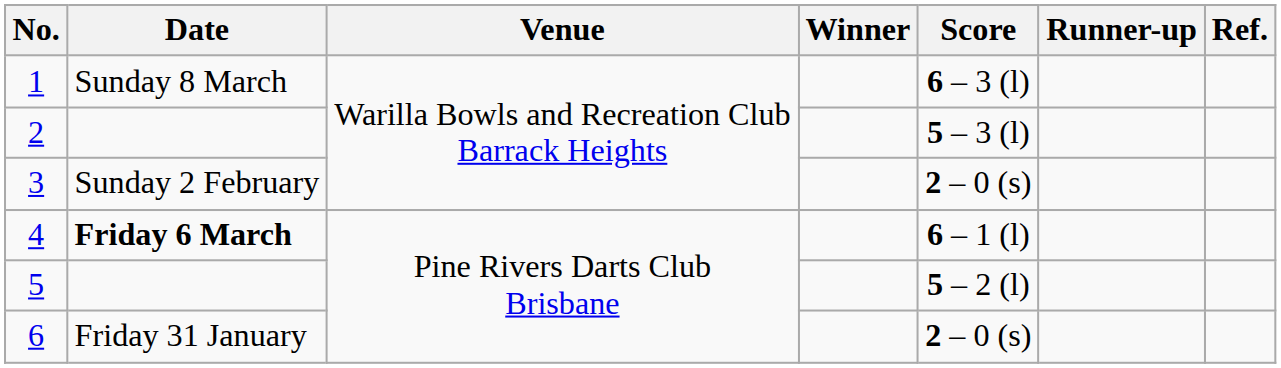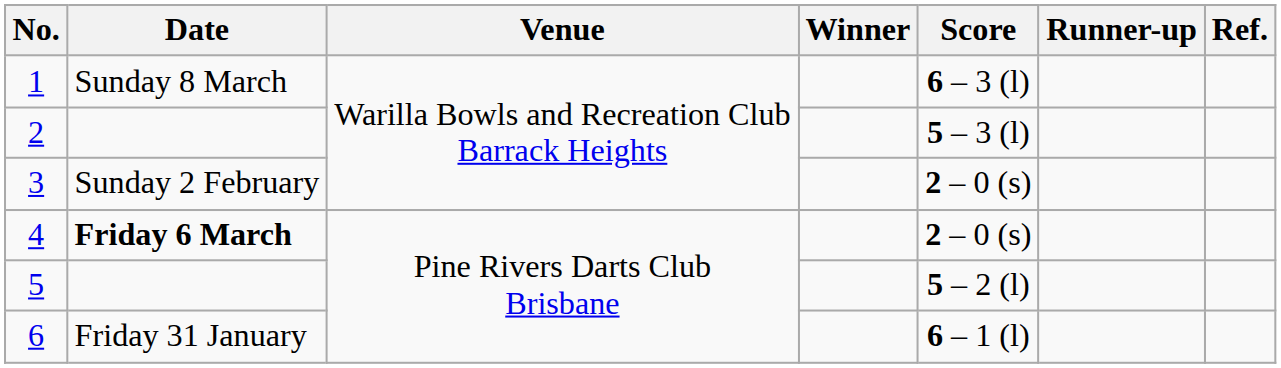(978, 234) 6 – 1 (l) -> (978, 234) 2 – 0 (s)
(978, 336) 2 – 0 (s) -> (978, 336) 6 – 1 (l)
